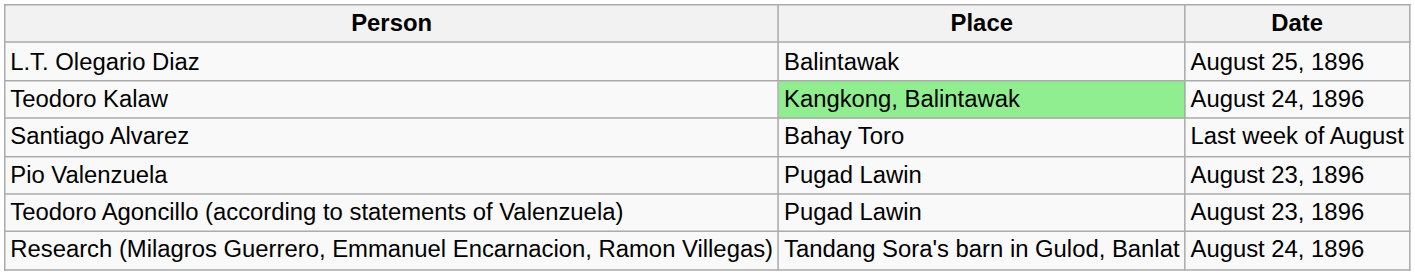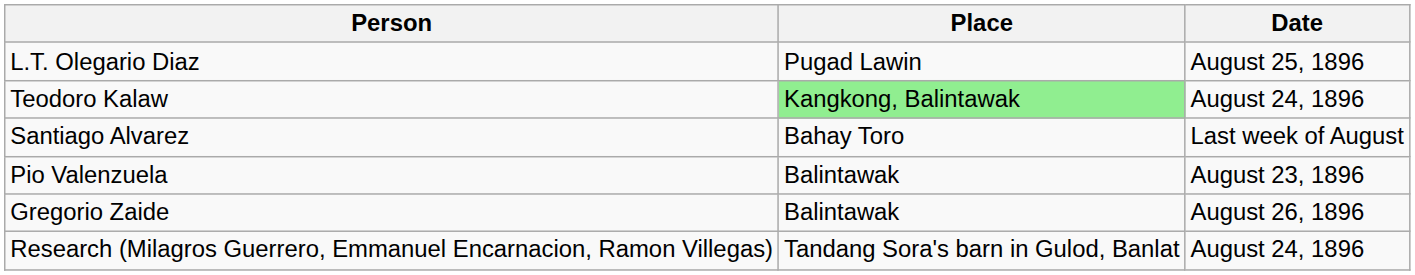(842, 61) Balintawak -> (853, 61) Pugad Lawin
(853, 174) Pugad Lawin -> (842, 174) Balintawak
+ row: (90, 212)
- row: (317, 212)
